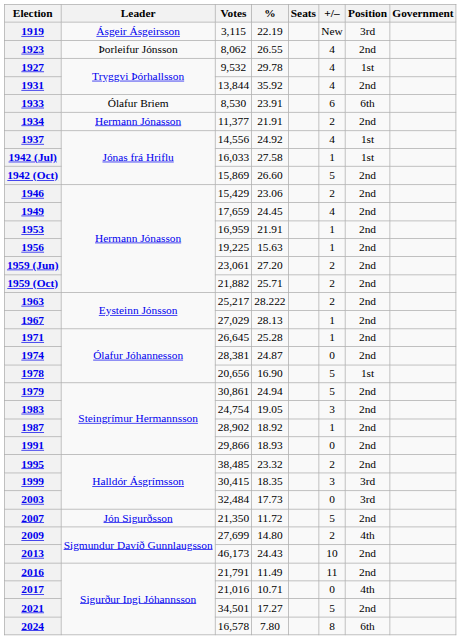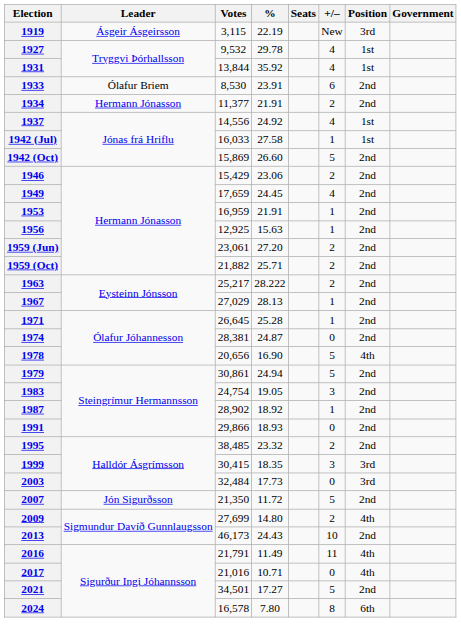- row: (33, 49)
(368, 85) 2nd -> (368, 67) 1st
(368, 103) 6th -> (368, 85) 2nd
(233, 247) 19,225 -> (233, 229) 12,925
(368, 373) 1st -> (368, 355) 4th
(368, 572) 2nd -> (368, 553) 4th
